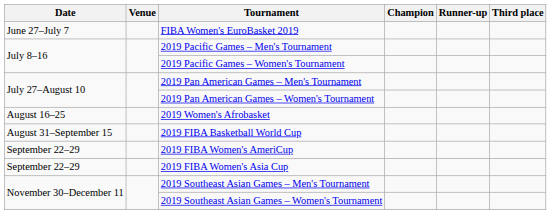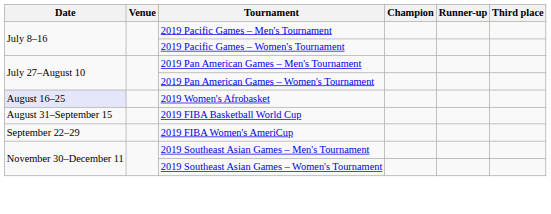- row: (230, 30)
(36, 116) no background -> (36, 98) lavender background
- row: (225, 167)
